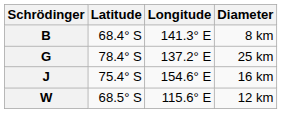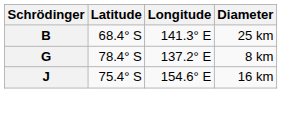(259, 35) 8 km -> (256, 35) 25 km
(256, 56) 25 km -> (259, 56) 8 km
- row: (46, 98)
